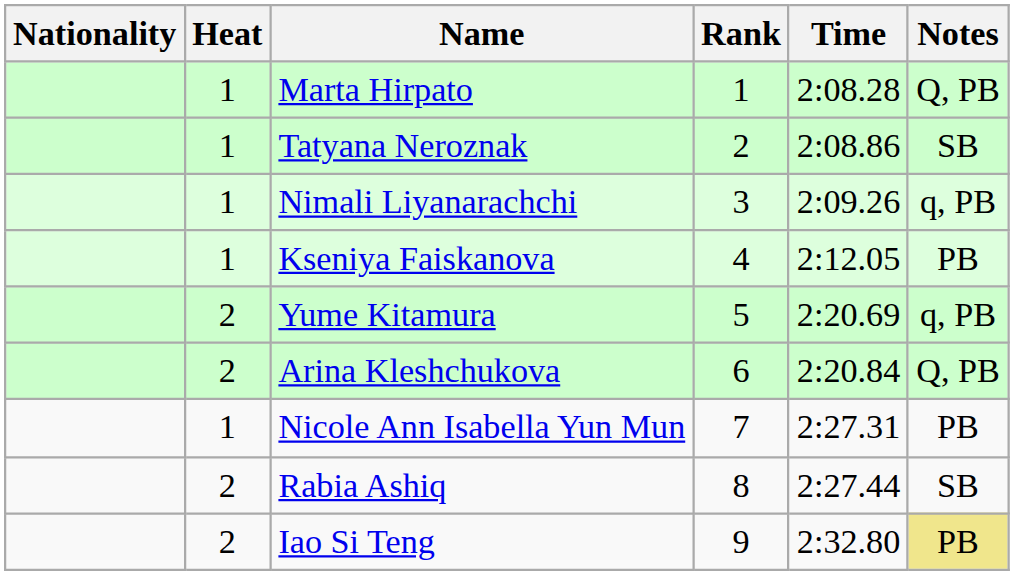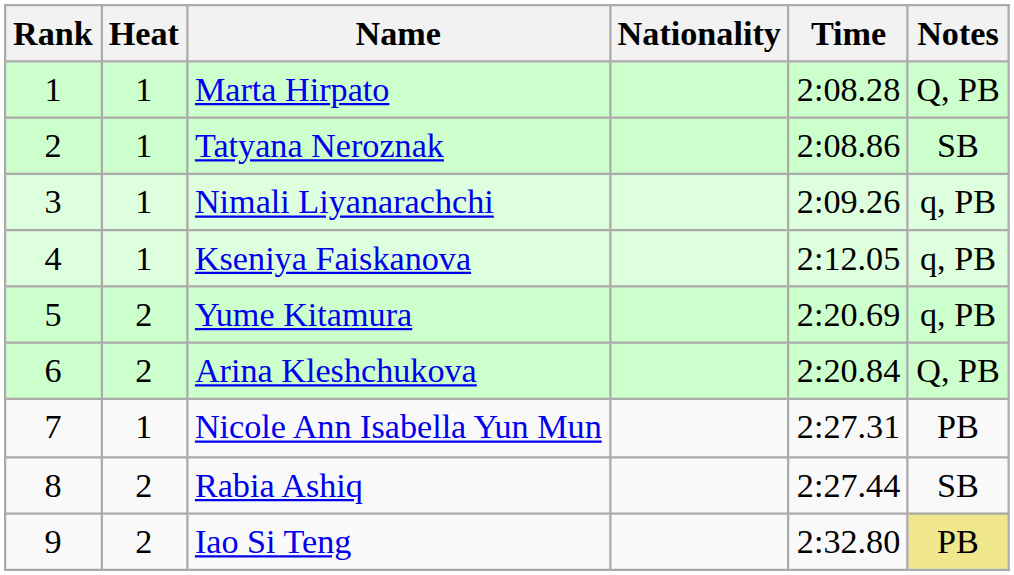columns swapped: (741, 32) <-> (95, 32)
(958, 258) PB -> (958, 258) q, PB
